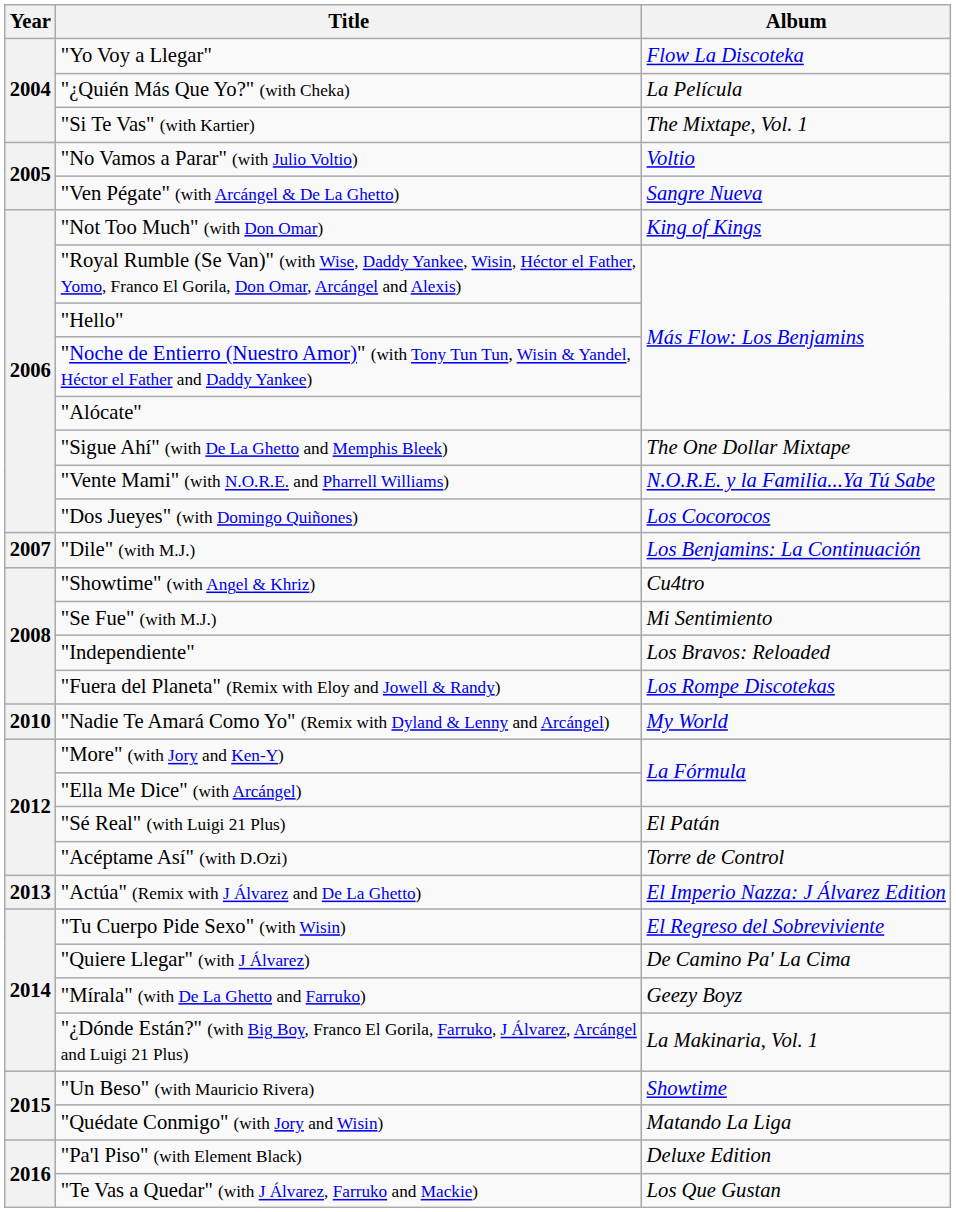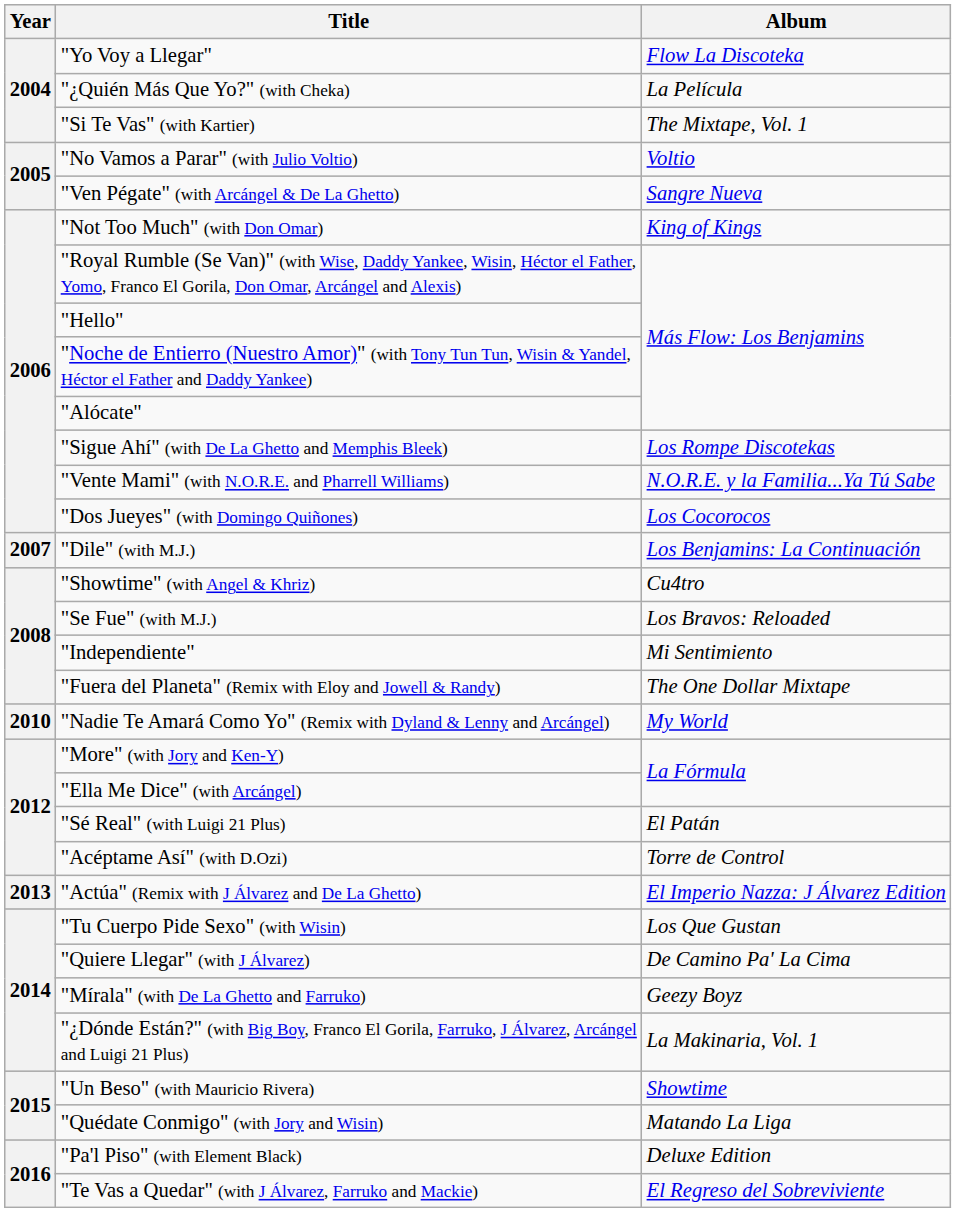(748, 446) The One Dollar Mixtape -> (741, 446) Los Rompe Discotekas
(709, 617) Mi Sentimiento -> (738, 617) Los Bravos: Reloaded
(738, 652) Los Bravos: Reloaded -> (709, 652) Mi Sentimiento
(741, 686) Los Rompe Discotekas -> (748, 686) The One Dollar Mixtape
(765, 925) El Regreso del Sobreviviente -> (714, 925) Los Que Gustan
(714, 1190) Los Que Gustan -> (765, 1190) El Regreso del Sobreviviente
